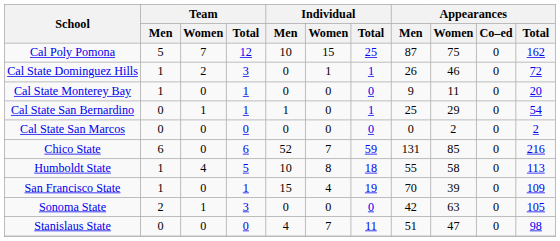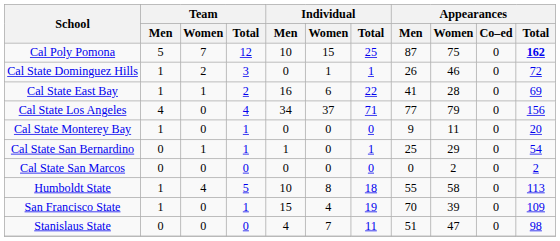(536, 52) normal -> (536, 52) bold
+ row: (73, 91)
+ row: (73, 110)
- row: (73, 149)
- row: (73, 206)
